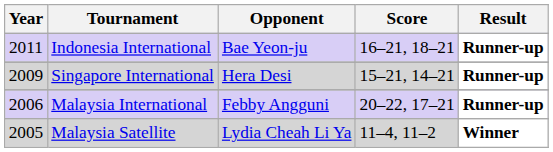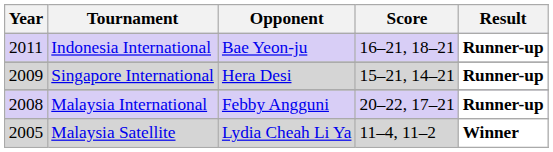(26, 104) 2006 -> (26, 104) 2008
